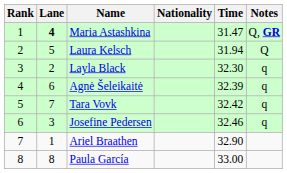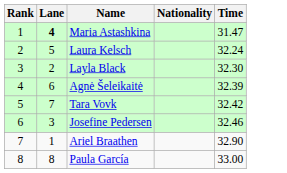- column: (264, 13)
(230, 50) 31.94 -> (230, 50) 32.24
